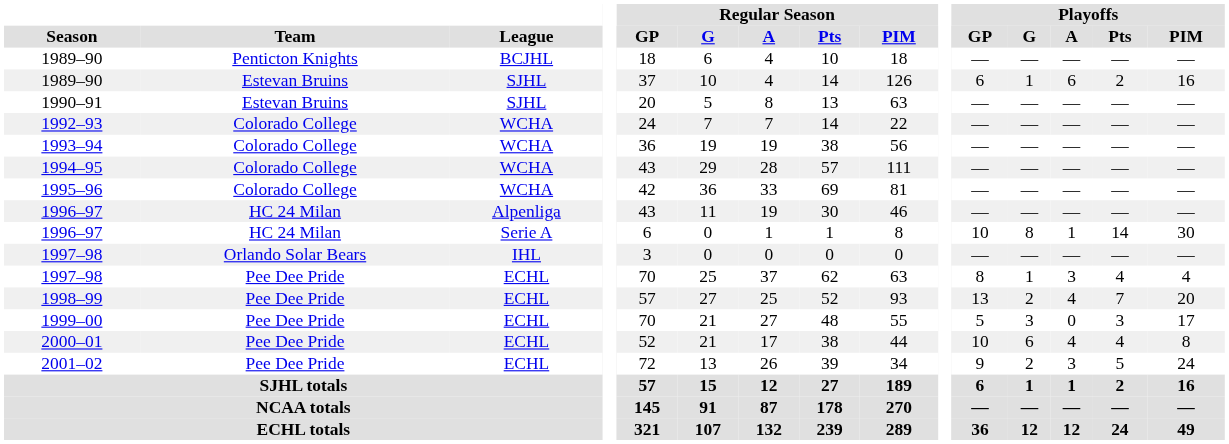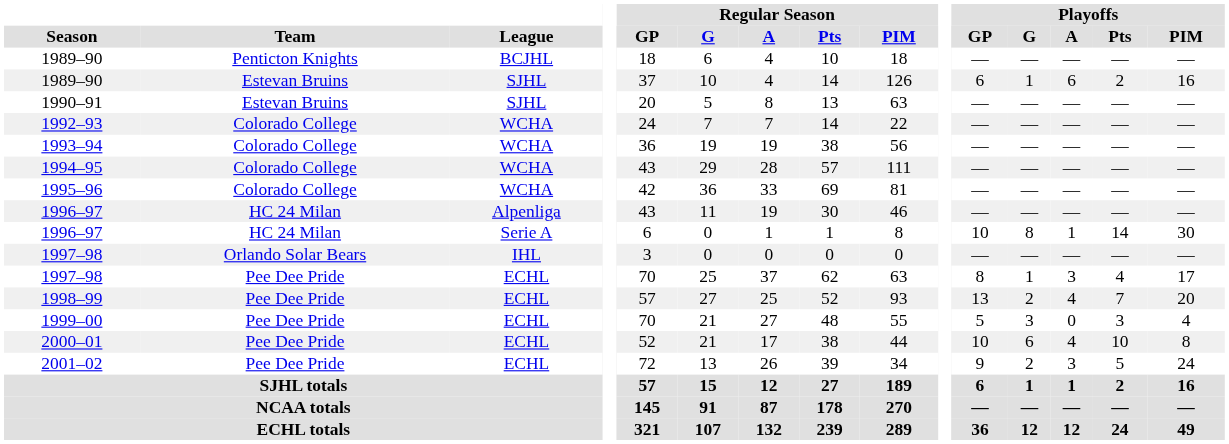(1186, 276) 4 -> (1186, 276) 17
(1186, 320) 17 -> (1186, 320) 4
(1120, 341) 4 -> (1120, 341) 10
